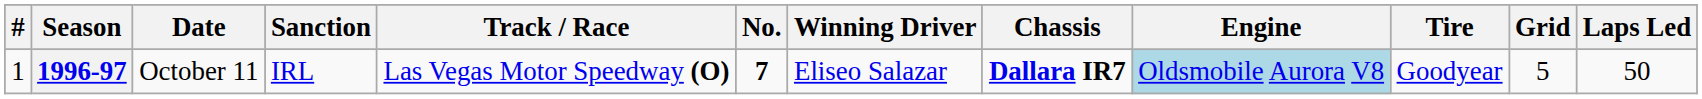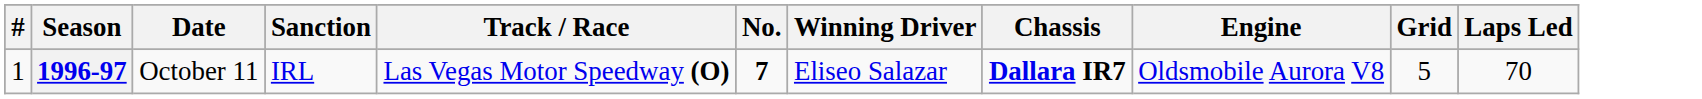- column: (1450, 26)
(1261, 71) lightblue background -> (1261, 71) no background
(1637, 71) 50 -> (1519, 71) 70
